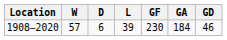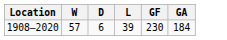- column: (208, 12)
